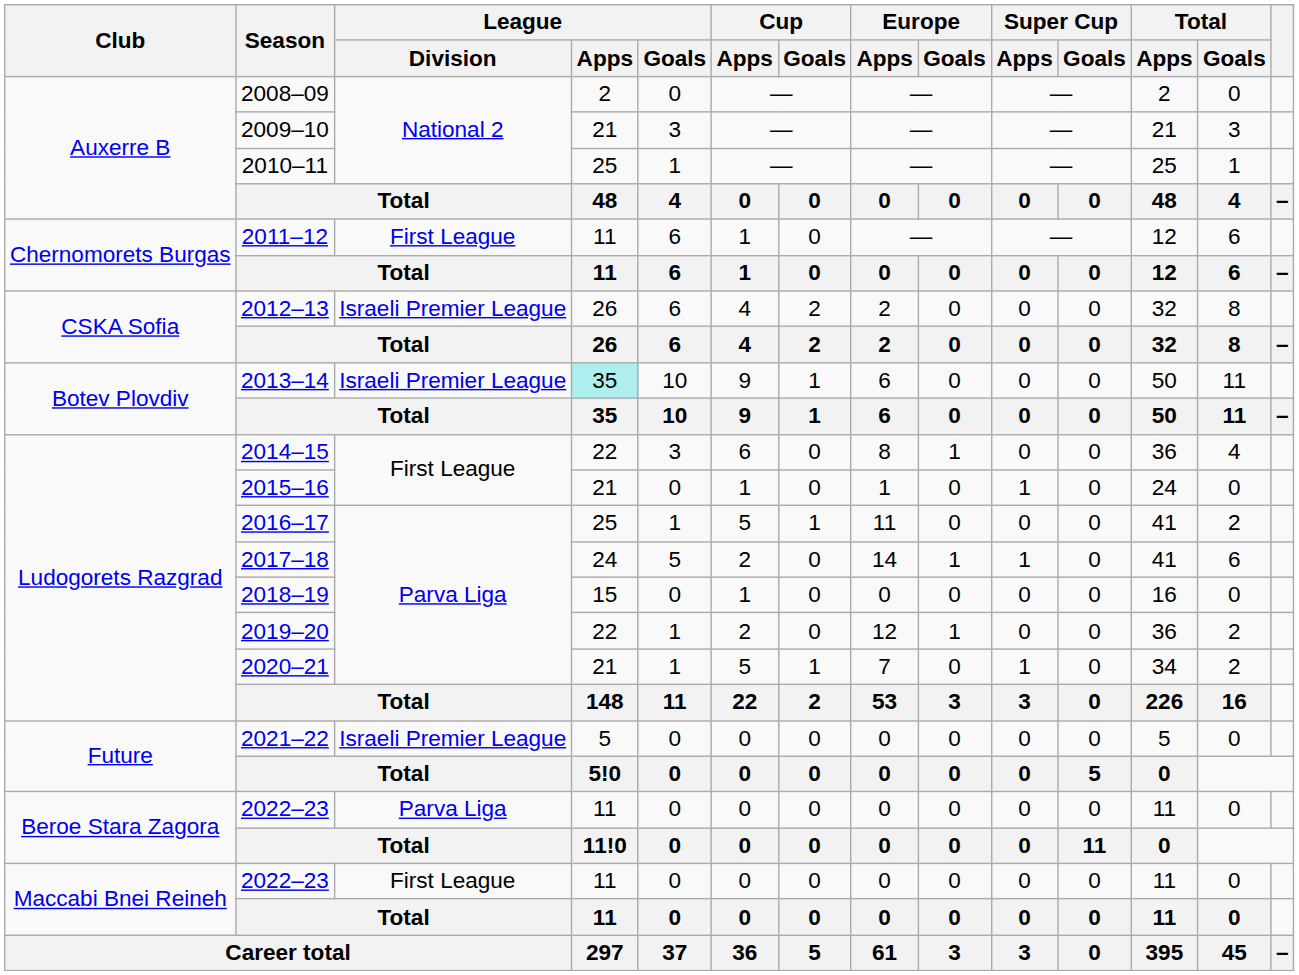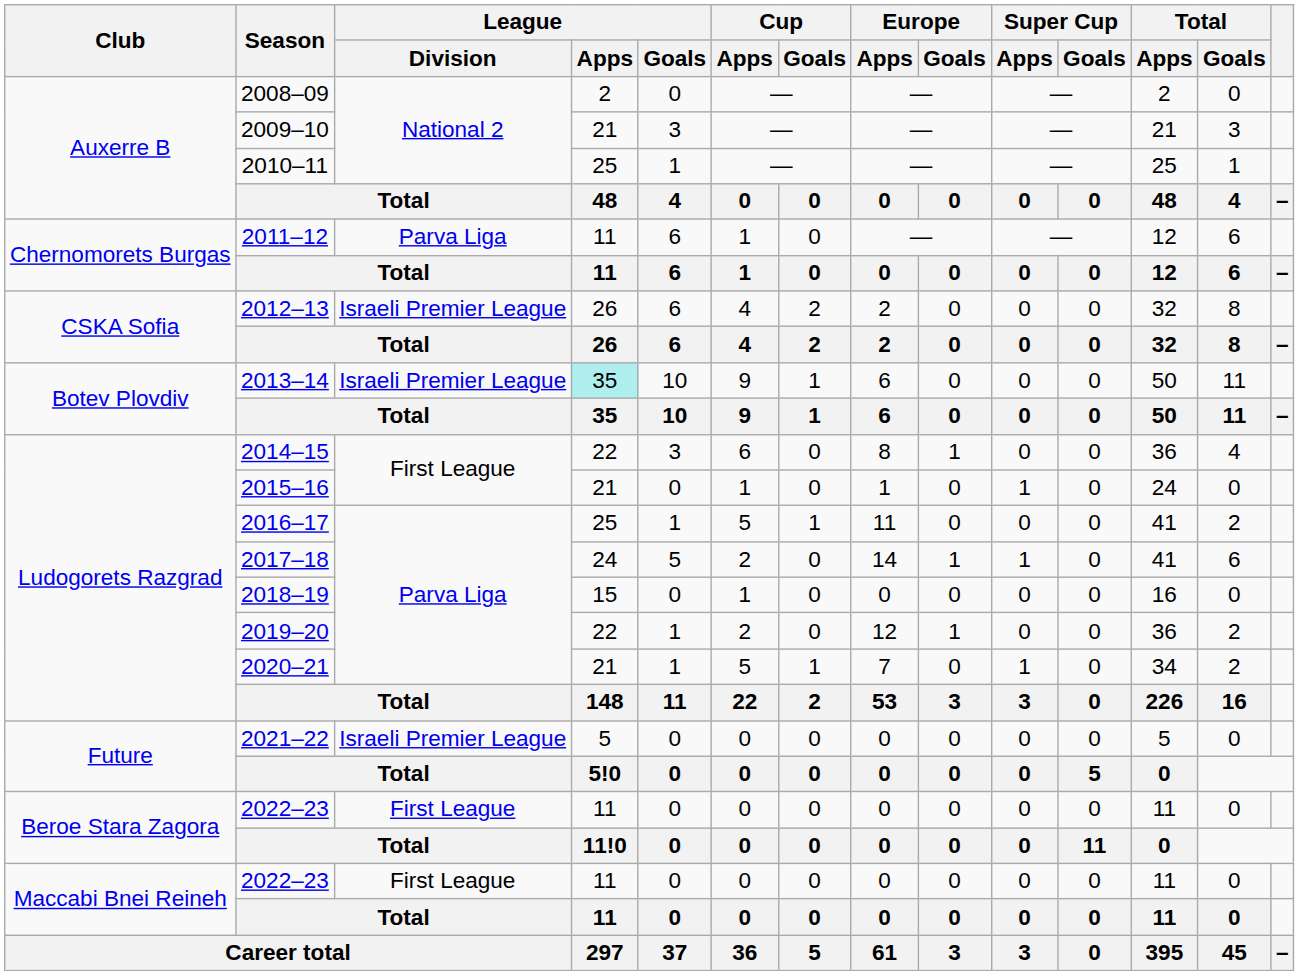(453, 237) First League -> (453, 237) Parva Liga
(453, 809) Parva Liga -> (453, 809) First League
